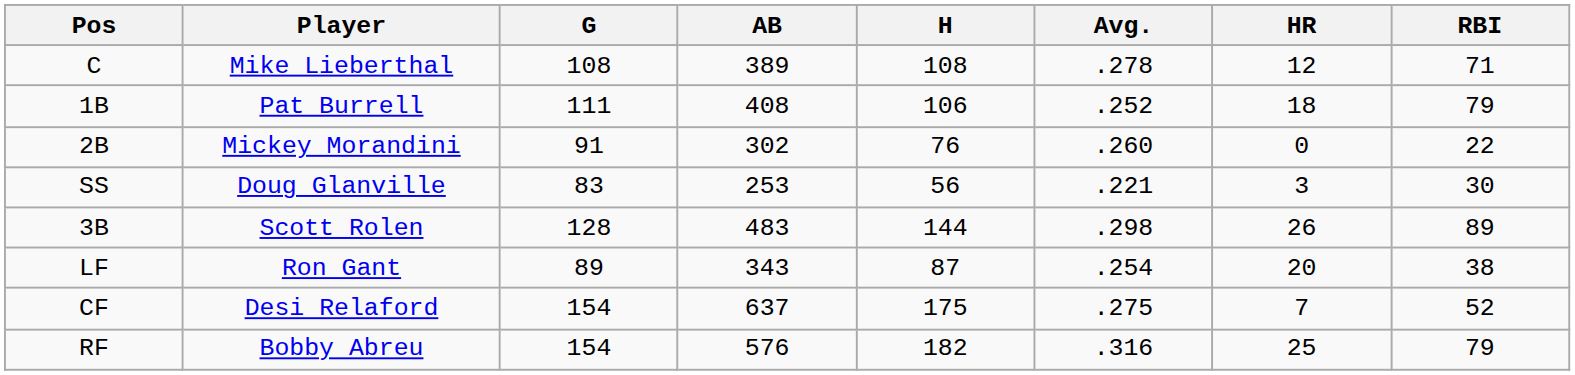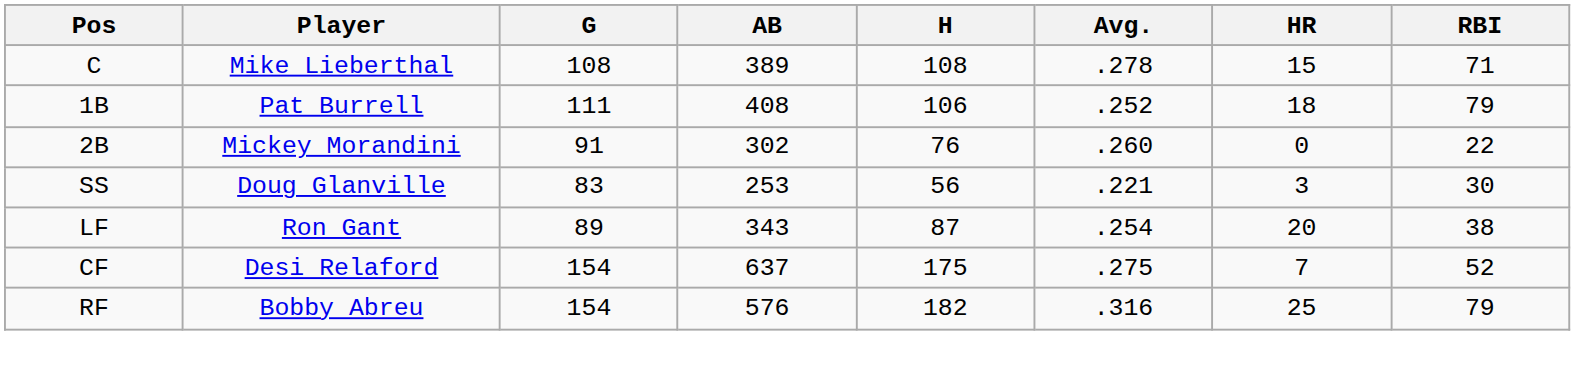(1302, 66) 12 -> (1302, 66) 15
- row: (94, 228)
